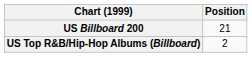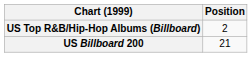rows swapped: (104, 28) <-> (104, 44)
